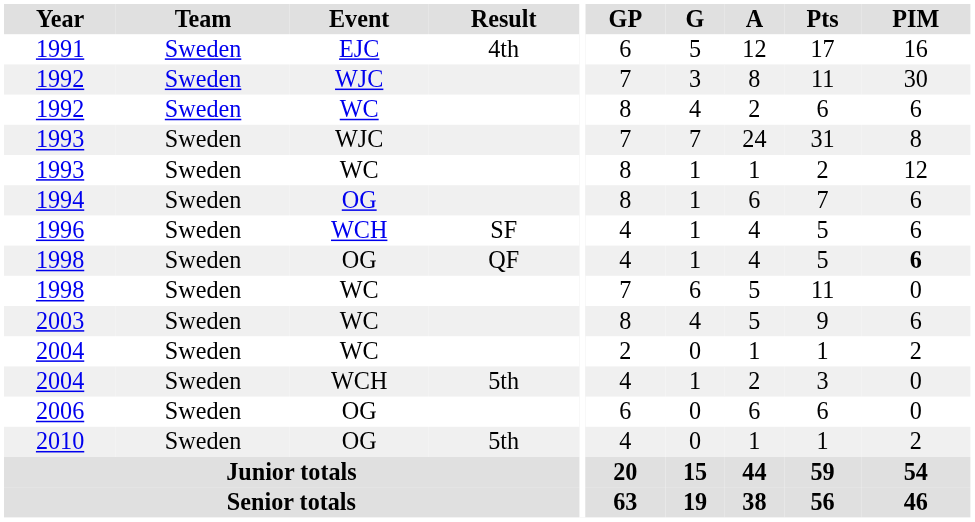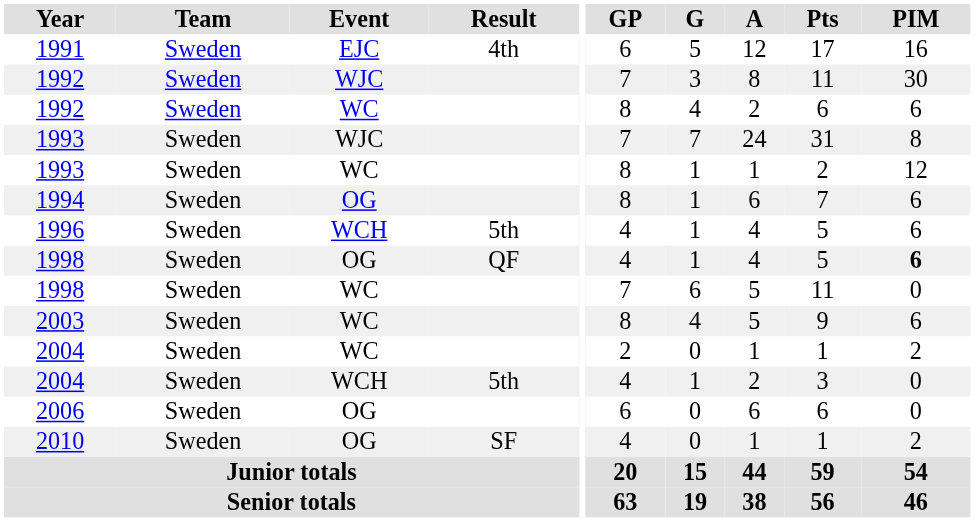(504, 230) SF -> (504, 230) 5th
(504, 441) 5th -> (504, 441) SF
